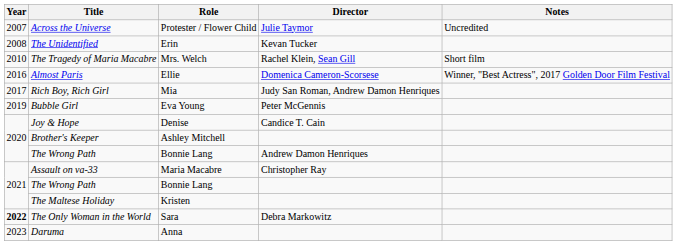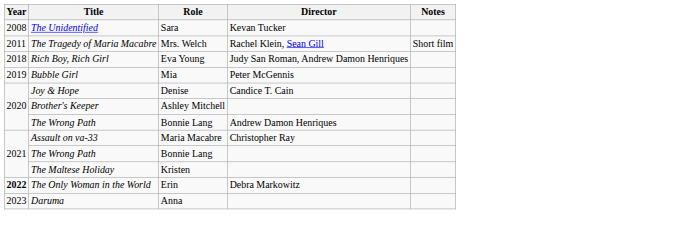- row: (71, 28)
(169, 43) Erin -> (170, 28) Sara
(17, 59) 2010 -> (16, 43) 2011
- row: (57, 75)
(17, 91) 2017 -> (17, 59) 2018
(169, 91) Mia -> (183, 59) Eva Young
(183, 106) Eva Young -> (169, 75) Mia
(170, 216) Sara -> (169, 185) Erin
